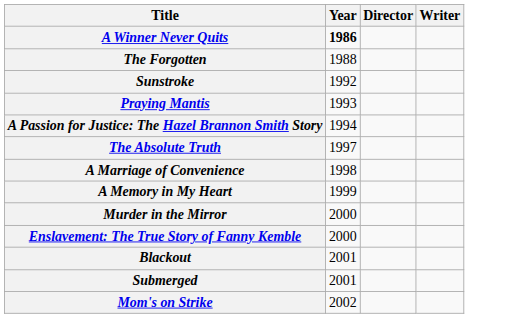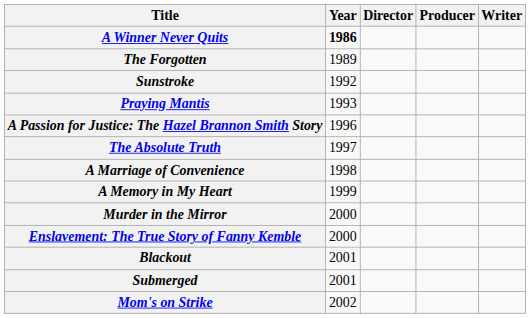+ column: (447, 15)
(343, 59) 1988 -> (343, 59) 1989
(343, 125) 1994 -> (343, 125) 1996
